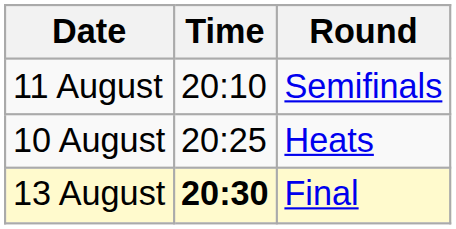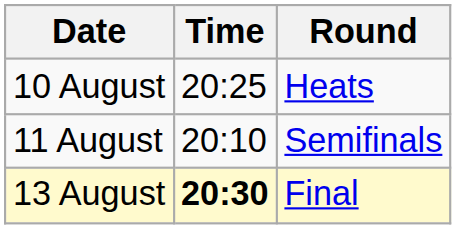rows swapped: (89, 140) <-> (88, 85)
